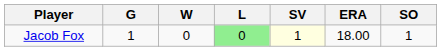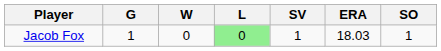(298, 35) lightyellow background -> (298, 35) no background
(353, 35) 18.00 -> (353, 35) 18.03
